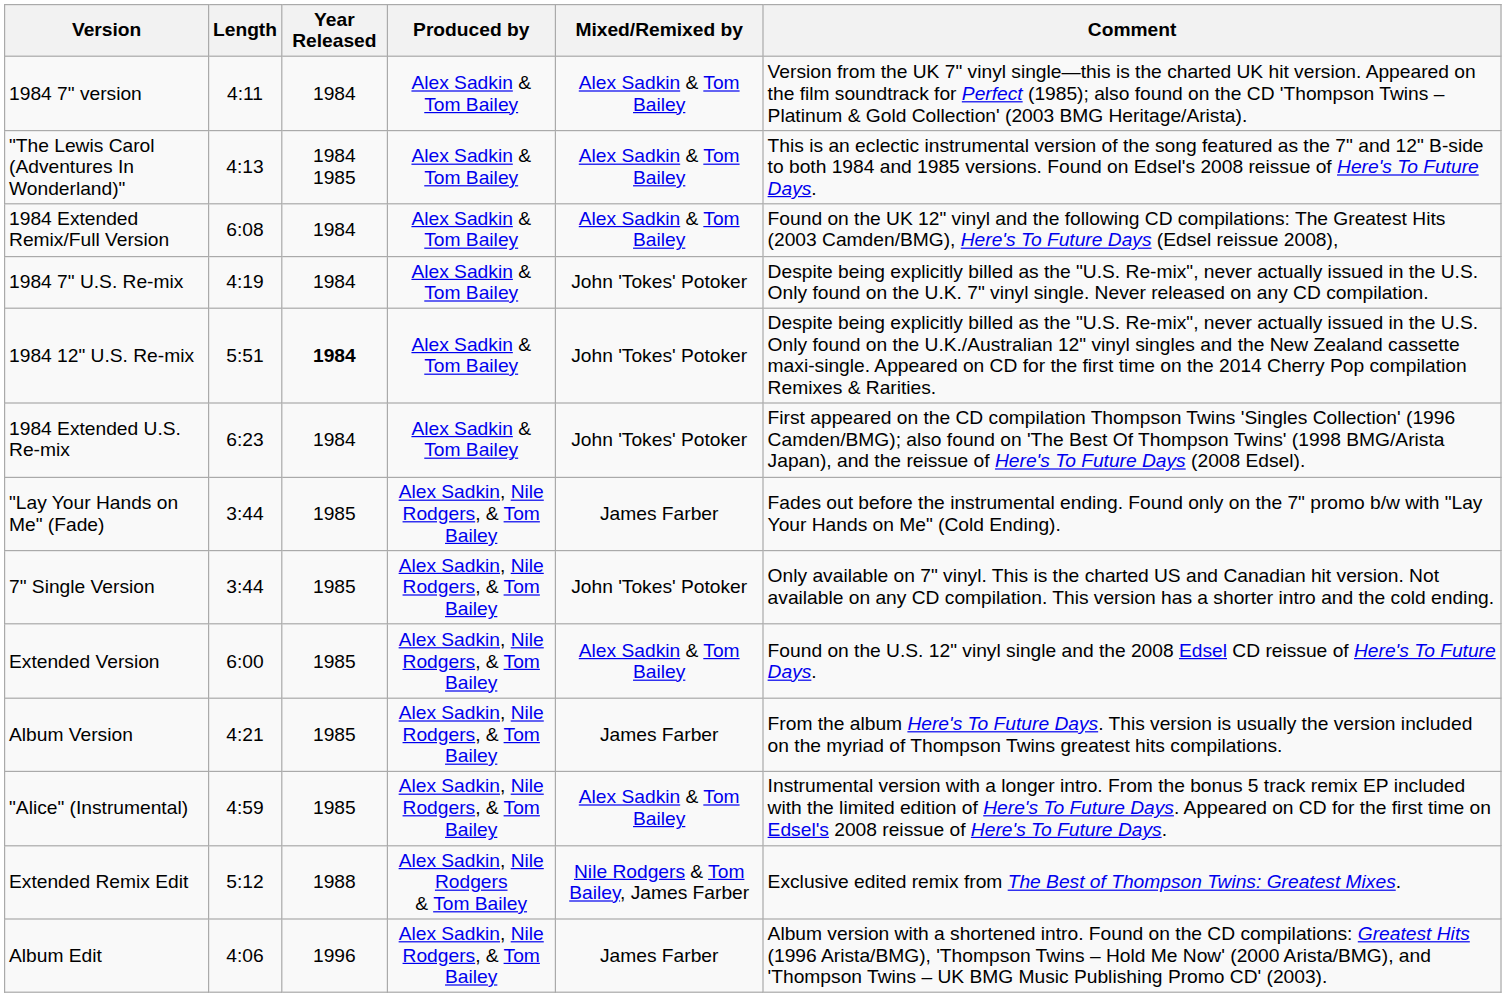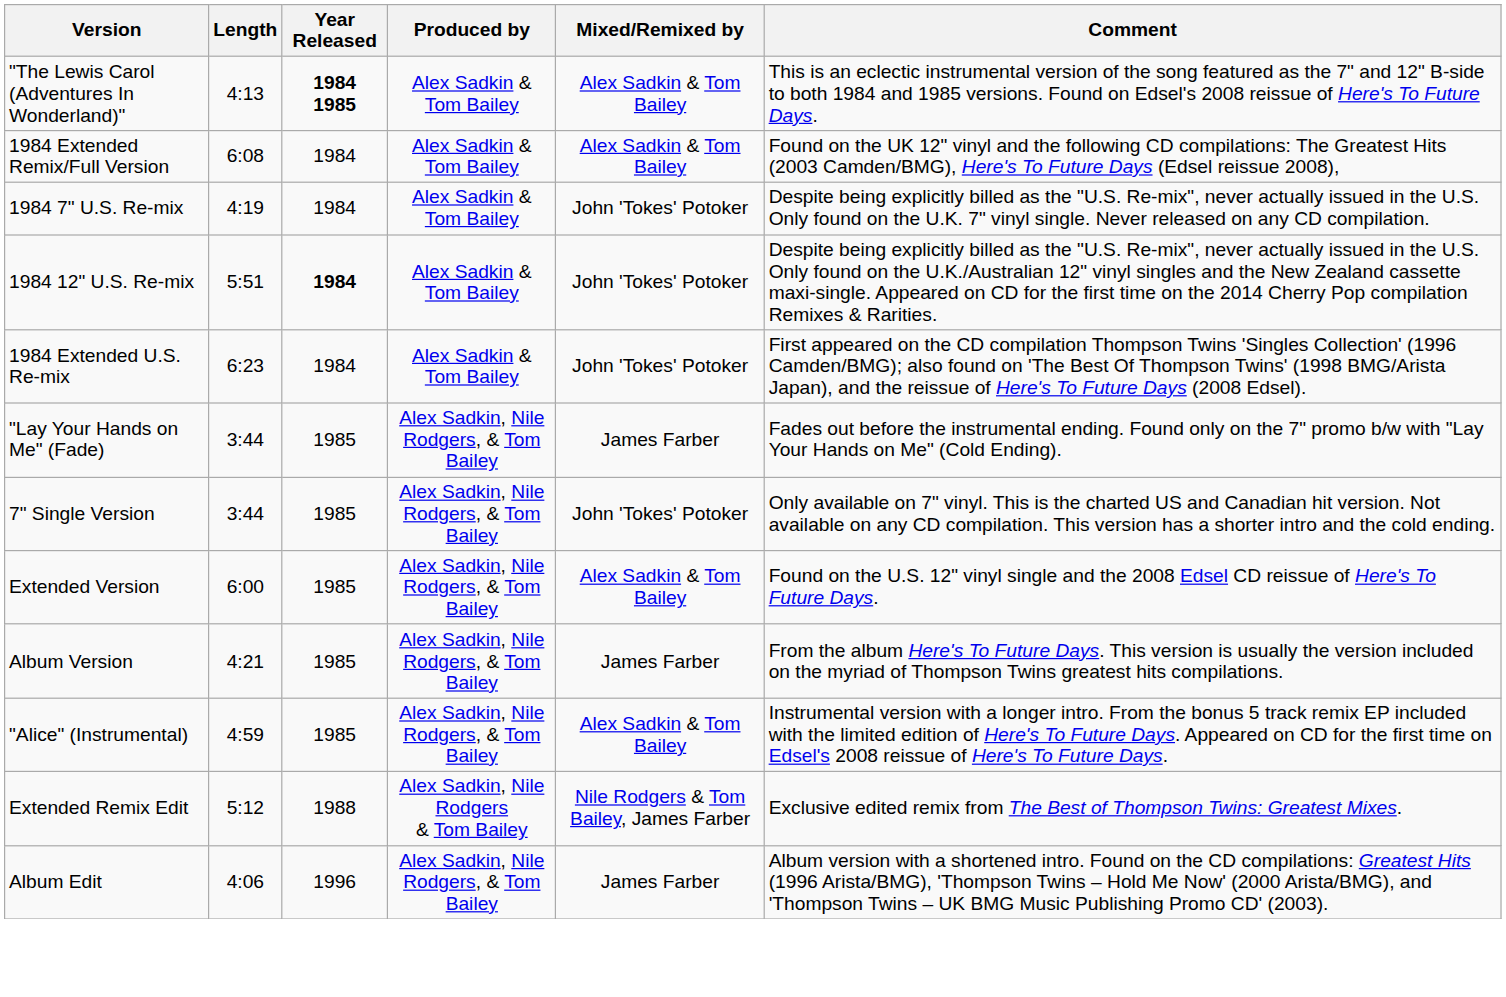- row: (75, 93)
(334, 167) normal -> (335, 93) bold
